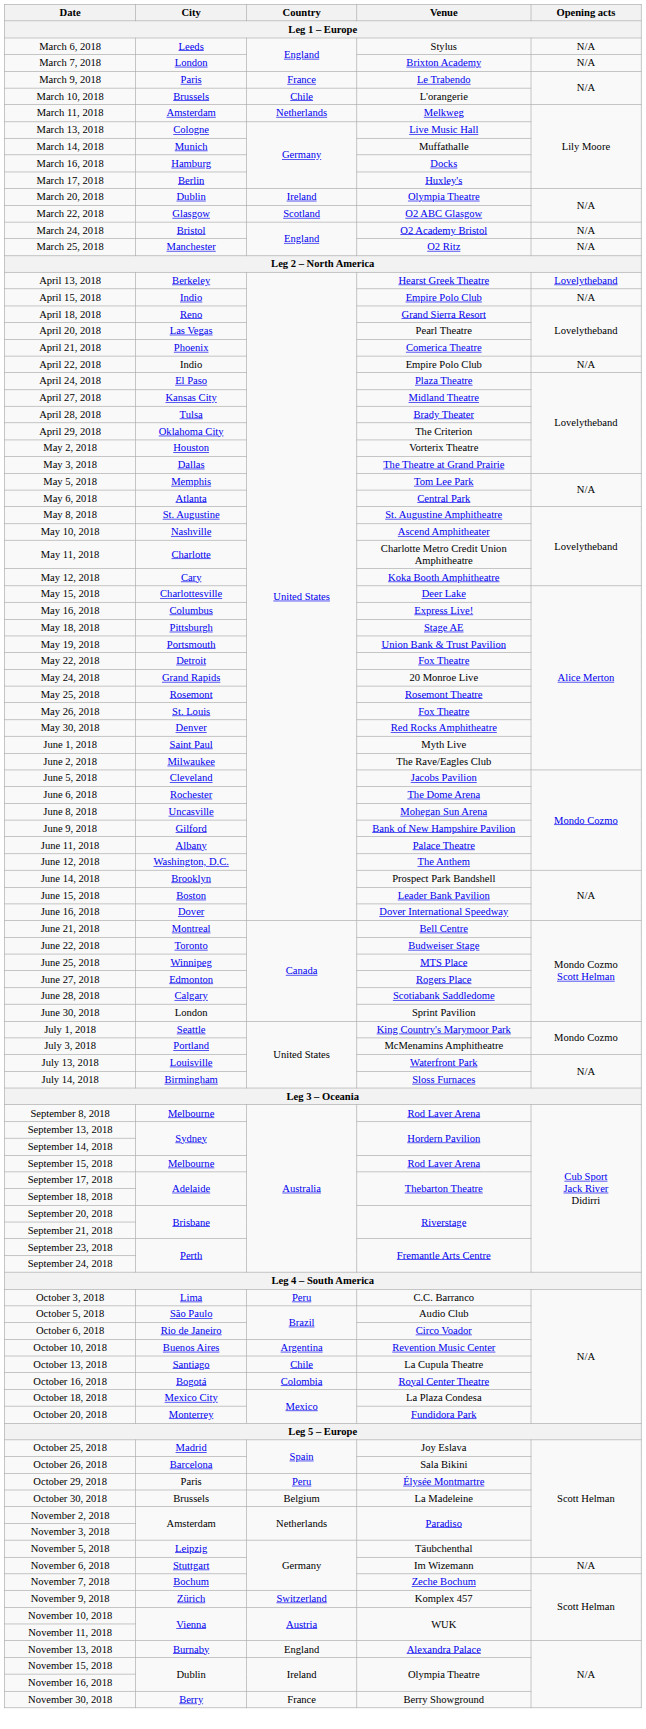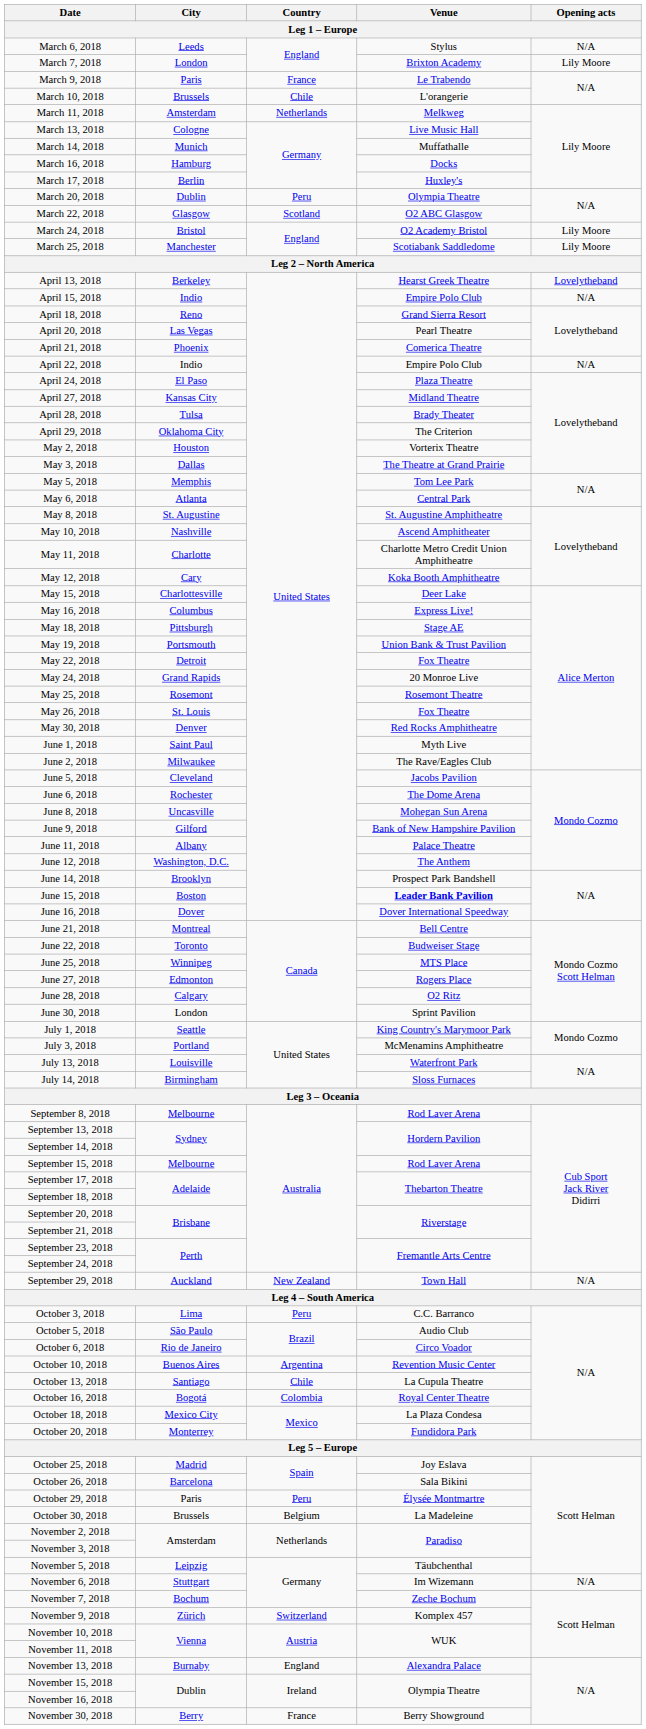(586, 63) N/A -> (586, 63) Lily Moore
(302, 197) Ireland -> (302, 197) Peru
(586, 230) N/A -> (586, 230) Lily Moore
(444, 247) O2 Ritz -> (444, 247) Scotiabank Saddledome
(586, 247) N/A -> (586, 247) Lily Moore
(444, 895) normal -> (444, 895) bold
(444, 996) Scotiabank Saddledome -> (444, 996) O2 Ritz
+ row: (70, 1280)
